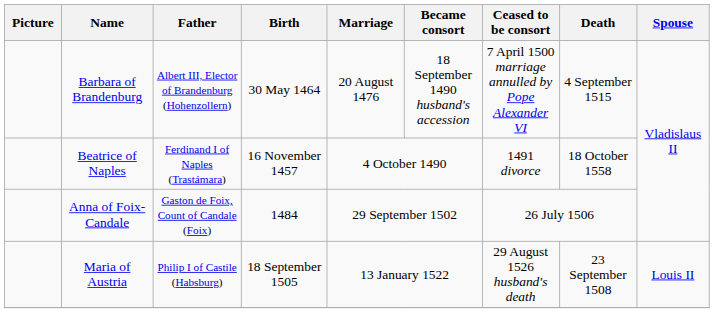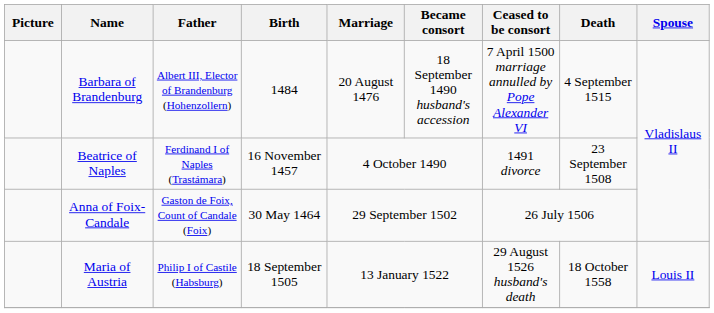(284, 89) 30 May 1464 -> (284, 89) 1484
(598, 163) 18 October 1558 -> (598, 163) 23 September 1508
(284, 215) 1484 -> (284, 215) 30 May 1464
(598, 274) 23 September 1508 -> (598, 274) 18 October 1558
